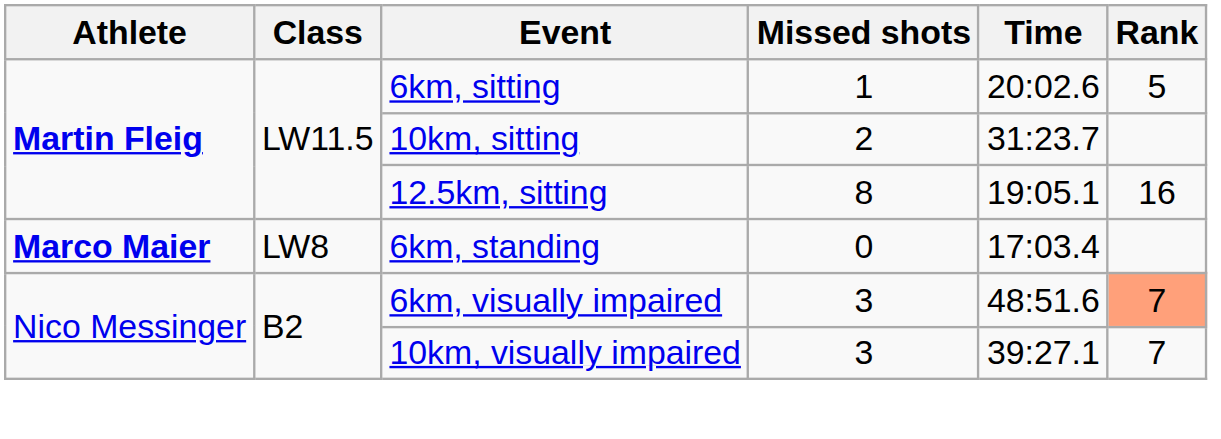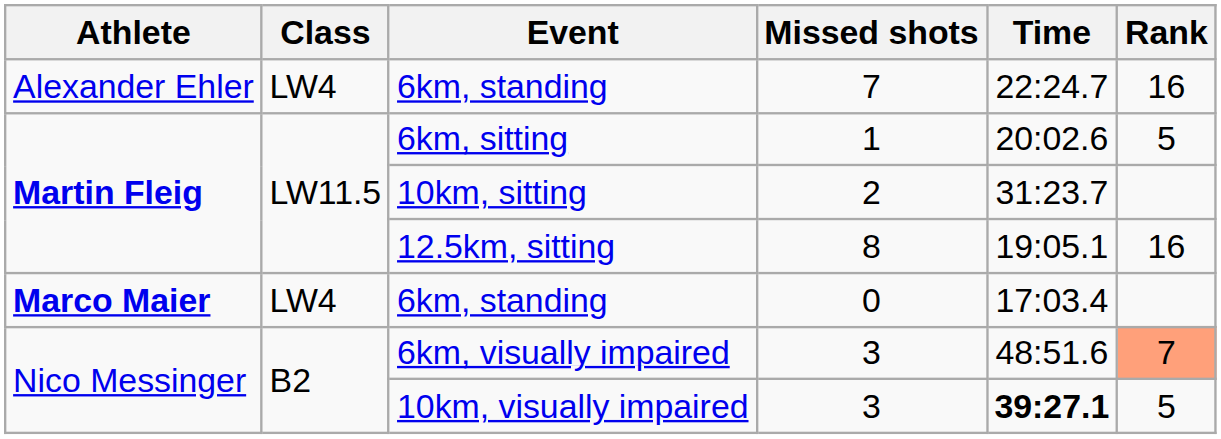+ row: (502, 86)
(296, 246) LW8 -> (303, 300) LW4
(1043, 353) normal -> (1052, 407) bold
(1157, 353) 7 -> (1166, 407) 5
